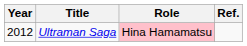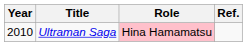(20, 32) 2012 -> (20, 32) 2010
